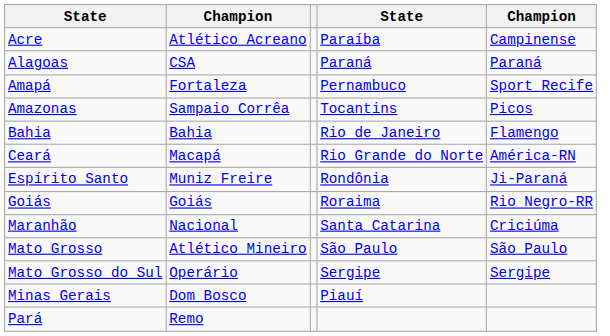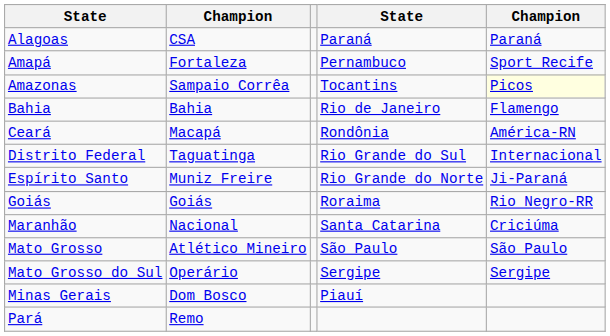- row: (25, 40)
(511, 109) no background -> (511, 86) lightyellow background
(402, 156) Rio Grande do Norte -> (354, 133) Rondônia
+ row: (77, 156)
(354, 179) Rondônia -> (402, 179) Rio Grande do Norte
